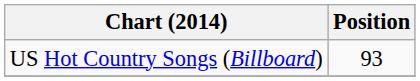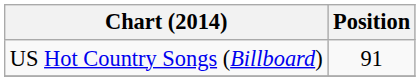(372, 57) 93 -> (372, 57) 91
